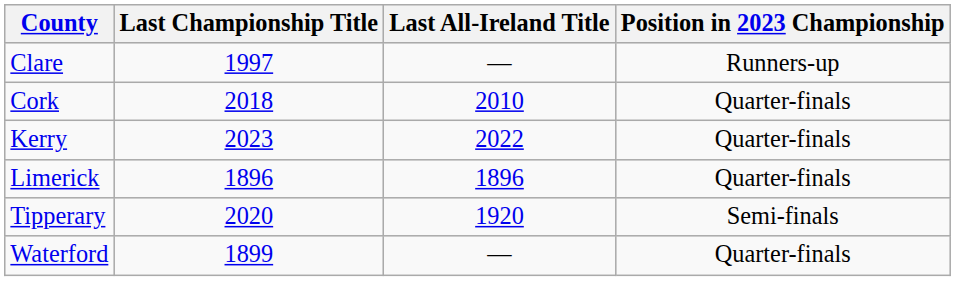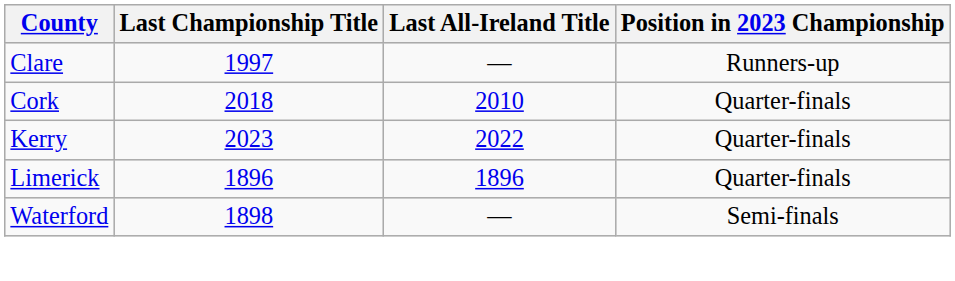- row: (58, 216)
(249, 255) 1899 -> (249, 216) 1898
(783, 255) Quarter-finals -> (783, 216) Semi-finals
